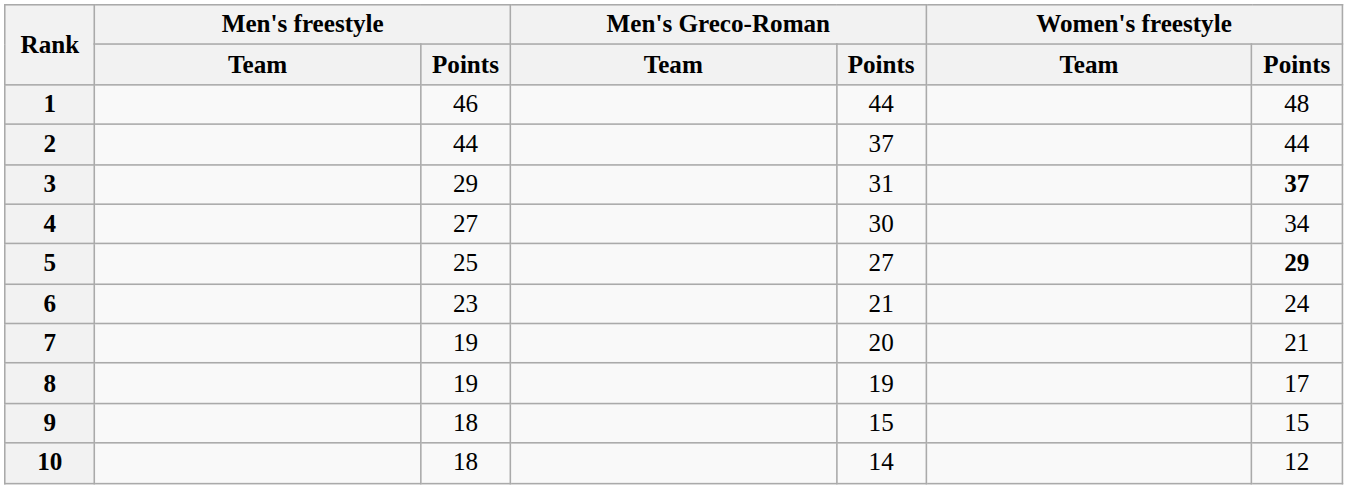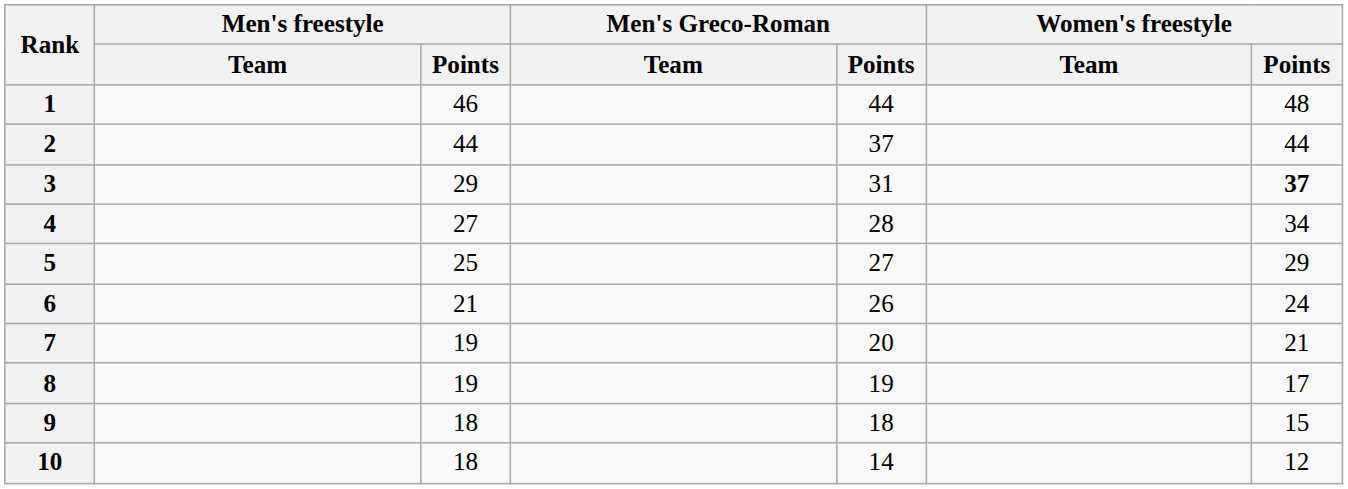(881, 223) 30 -> (881, 223) 28
(1297, 263) bold -> (1297, 263) normal
(465, 303) 23 -> (465, 303) 21
(881, 303) 21 -> (881, 303) 26
(881, 422) 15 -> (881, 422) 18
